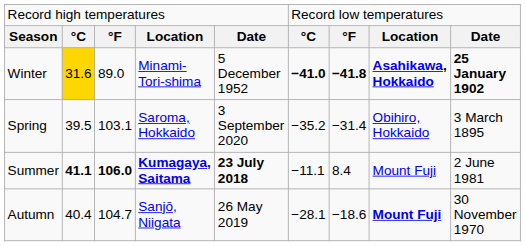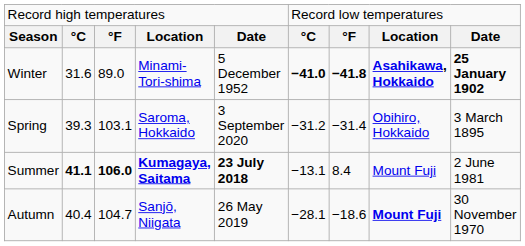(78, 73) gold background -> (78, 73) no background
(78, 125) 39.5 -> (78, 125) 39.3
(308, 125) −35.2 -> (308, 125) −31.2
(308, 170) −11.1 -> (308, 170) −13.1
